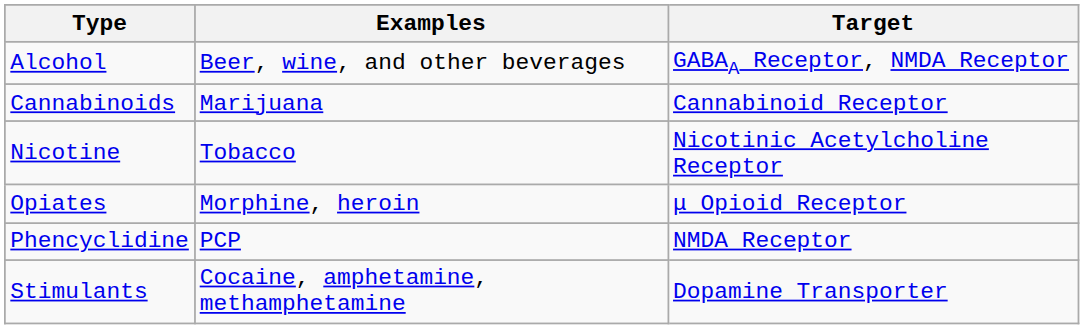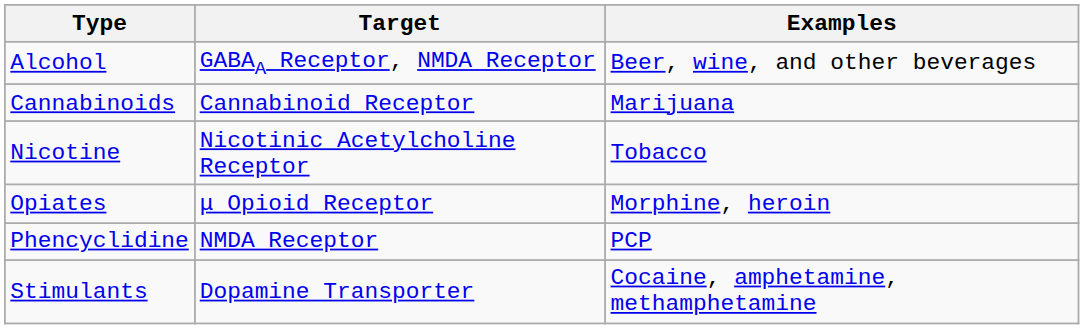columns swapped: (873, 24) <-> (431, 24)
